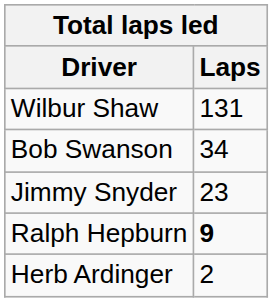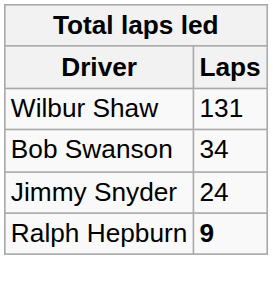(214, 191) 23 -> (214, 191) 24
- row: (92, 274)
